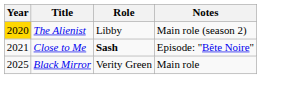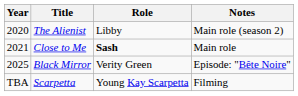(18, 30) gold background -> (18, 30) no background
(205, 47) Episode: "Bête Noire" -> (215, 47) Main role
(178, 64) Main role -> (242, 64) Episode: "Bête Noire"
+ row: (54, 82)
